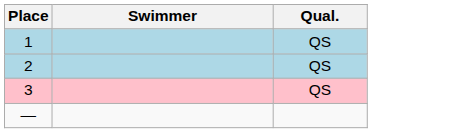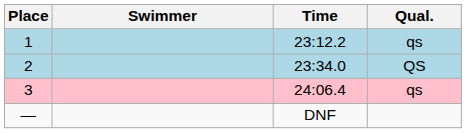+ column: (320, 16)
(320, 41) QS -> (414, 41) qs
(320, 90) QS -> (414, 90) qs
